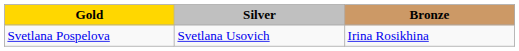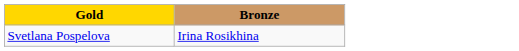- column: (259, 14)
